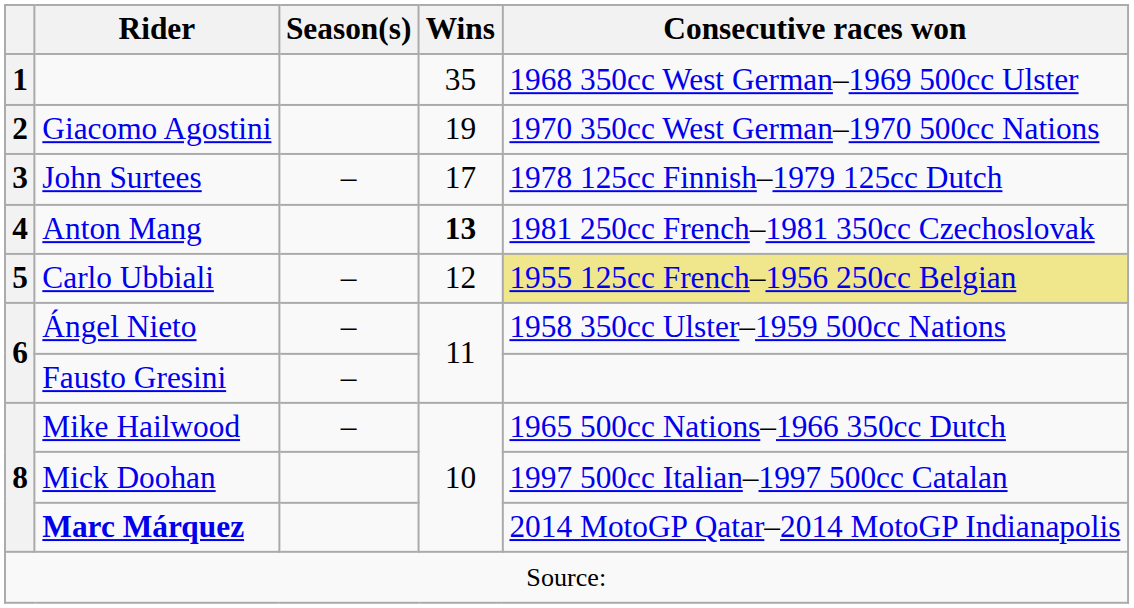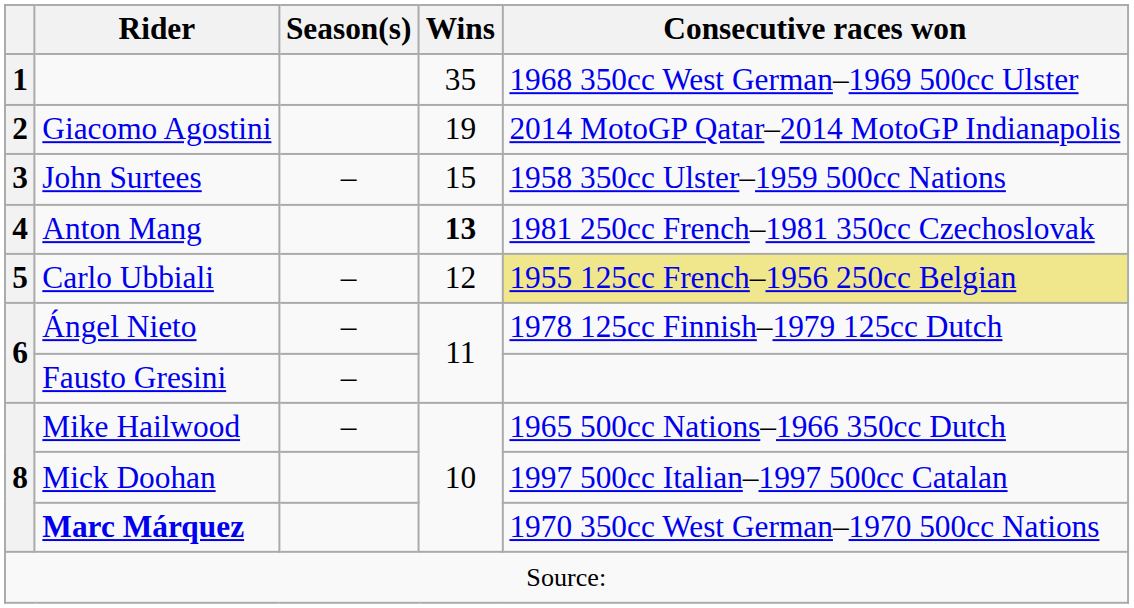(804, 128) 1970 350cc West German–1970 500cc Nations -> (815, 128) 2014 MotoGP Qatar–2014 MotoGP Indianapolis
(460, 178) 17 -> (460, 178) 15
(756, 178) 1978 125cc Finnish–1979 125cc Dutch -> (758, 178) 1958 350cc Ulster–1959 500cc Nations
(758, 327) 1958 350cc Ulster–1959 500cc Nations -> (756, 327) 1978 125cc Finnish–1979 125cc Dutch
(815, 526) 2014 MotoGP Qatar–2014 MotoGP Indianapolis -> (804, 526) 1970 350cc West German–1970 500cc Nations
